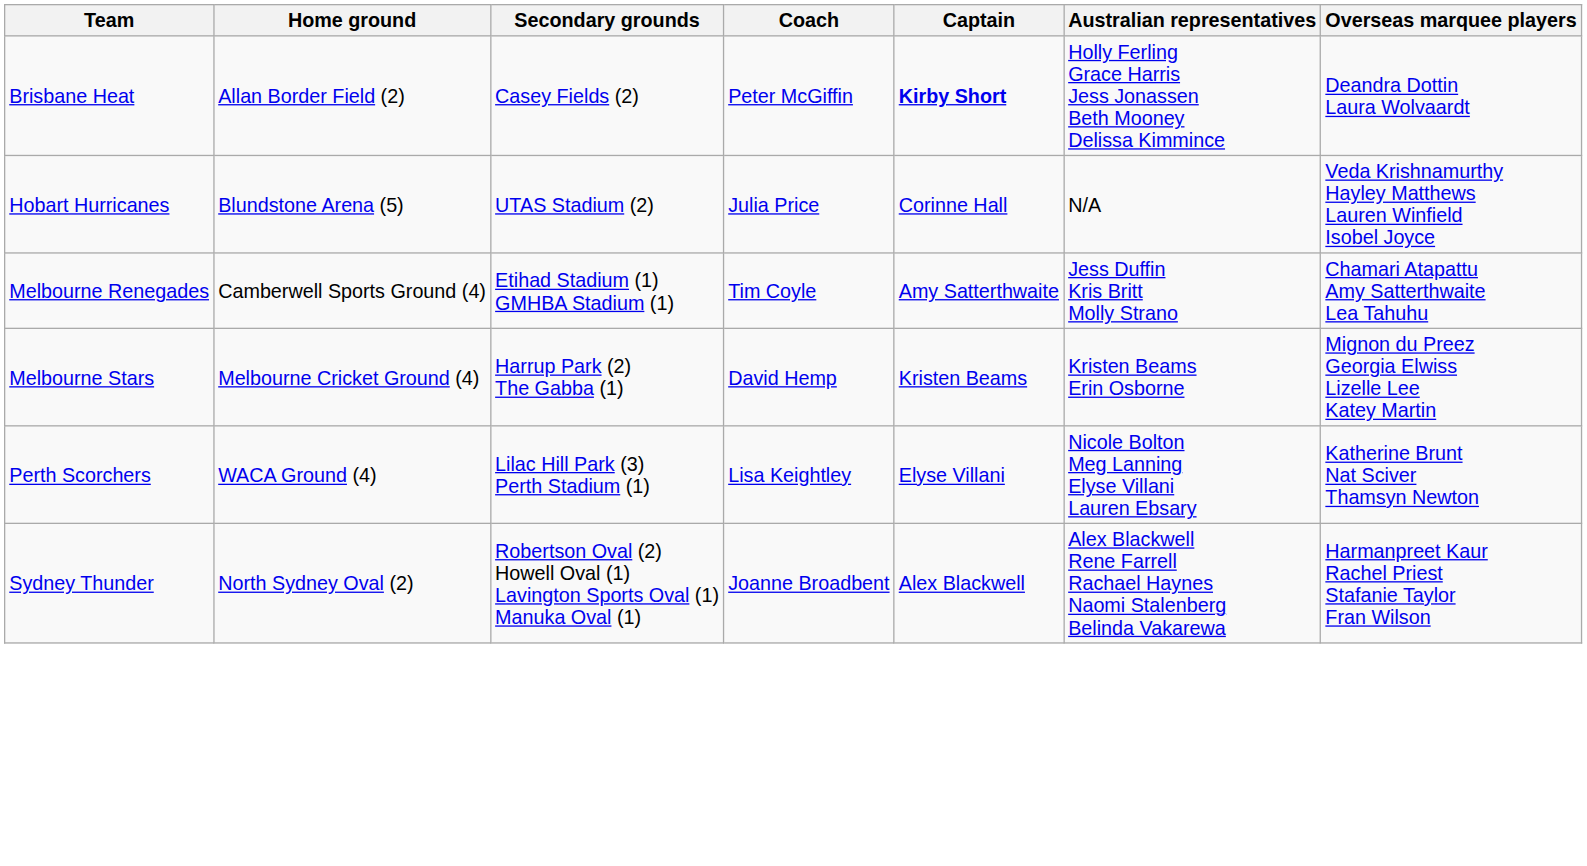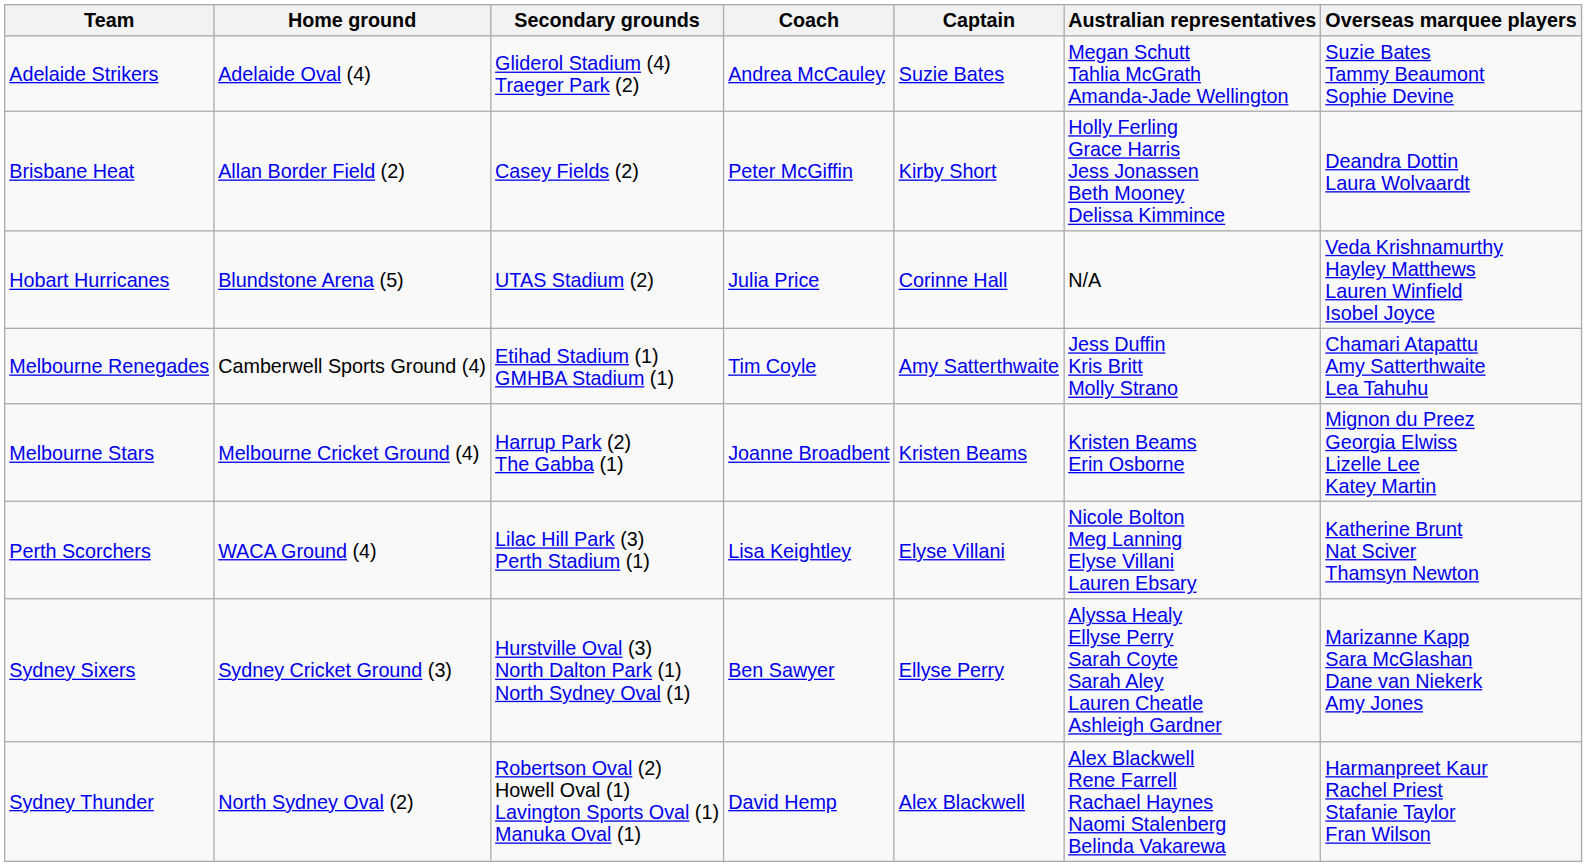+ row: (84, 74)
(953, 96) bold -> (948, 171) normal
(782, 378) David Hemp -> (809, 453) Joanne Broadbent
+ row: (72, 670)
(809, 584) Joanne Broadbent -> (782, 801) David Hemp
